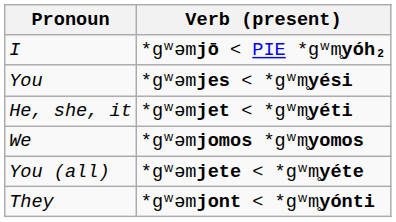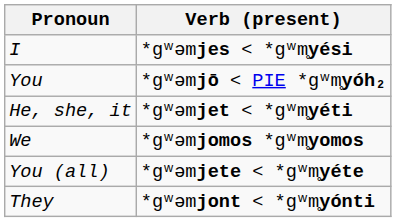(263, 50) *gʷəmjō < PIE *gʷm̥yóh₂ -> (247, 50) *gʷəmjes < *gʷm̥yési
(247, 80) *gʷəmjes < *gʷm̥yési -> (263, 80) *gʷəmjō < PIE *gʷm̥yóh₂
